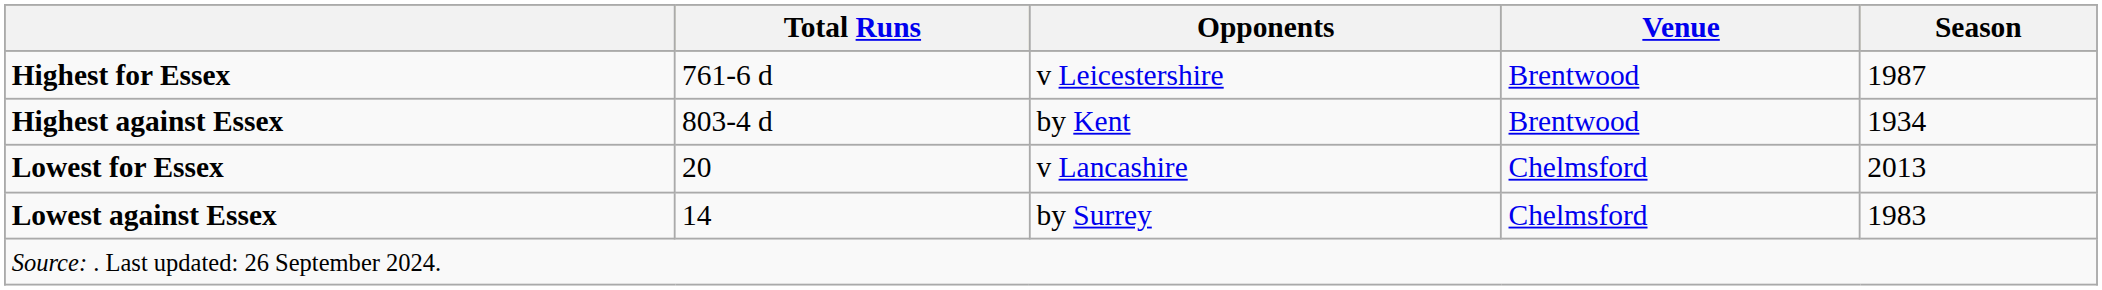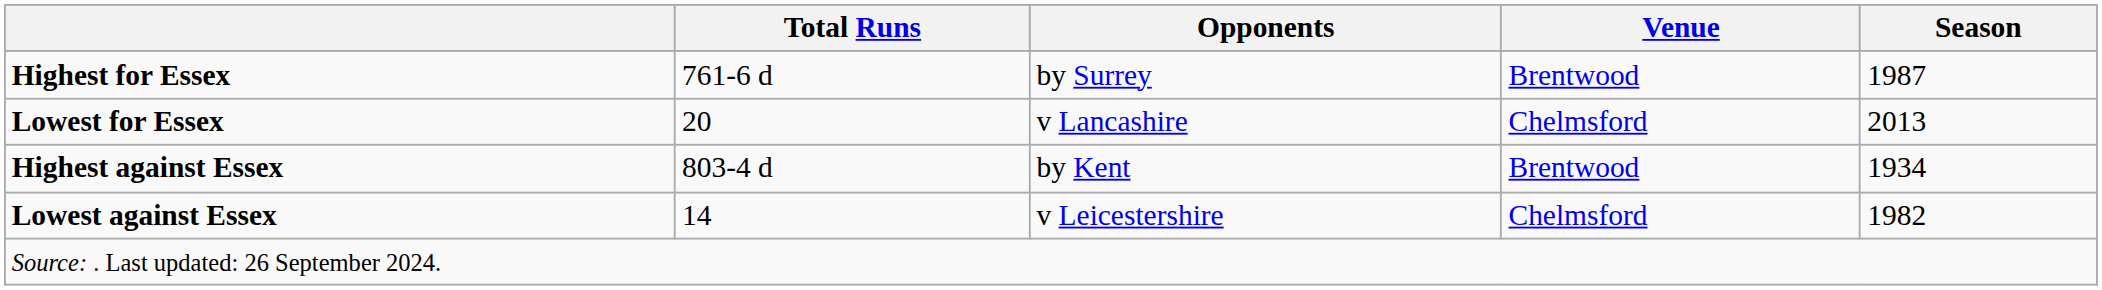(1130, 74) v Leicestershire -> (1094, 74) by Surrey
rows swapped: (147, 121) <-> (118, 167)
(1094, 214) by Surrey -> (1130, 214) v Leicestershire
(1897, 214) 1983 -> (1897, 214) 1982
